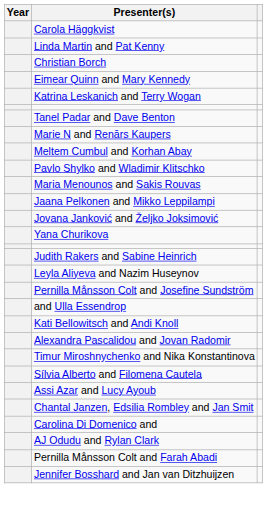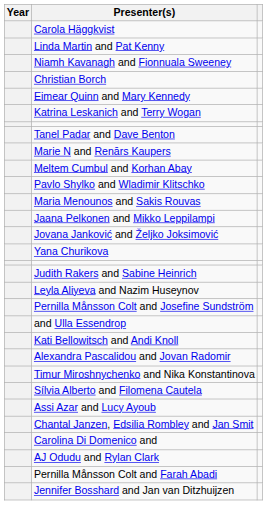+ row: (18, 63)
